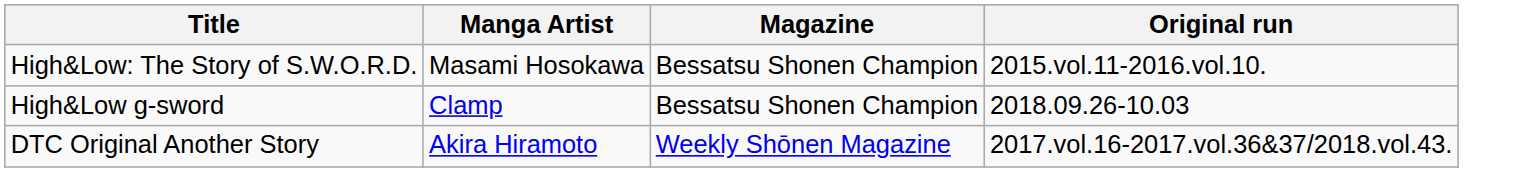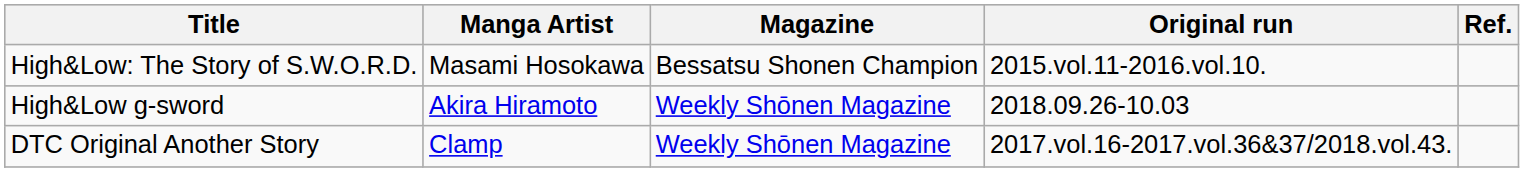+ column: (1488, 24)
(466, 105) Clamp -> (513, 105) Akira Hiramoto
(817, 105) Bessatsu Shonen Champion -> (803, 105) Weekly Shōnen Magazine
(513, 145) Akira Hiramoto -> (466, 145) Clamp
